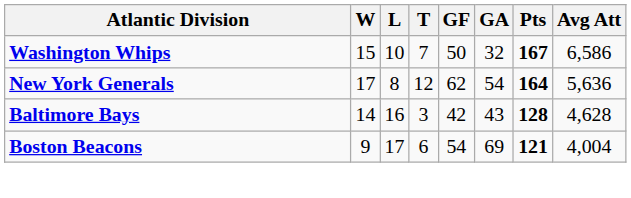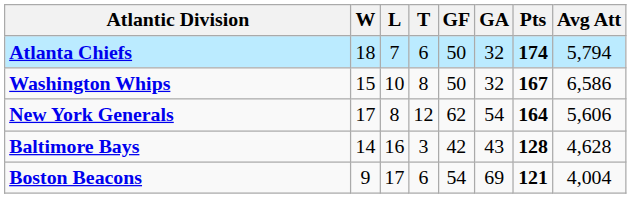+ row: (71, 51)
(424, 51) 7 -> (424, 83) 8
(589, 83) 5,636 -> (589, 114) 5,606
